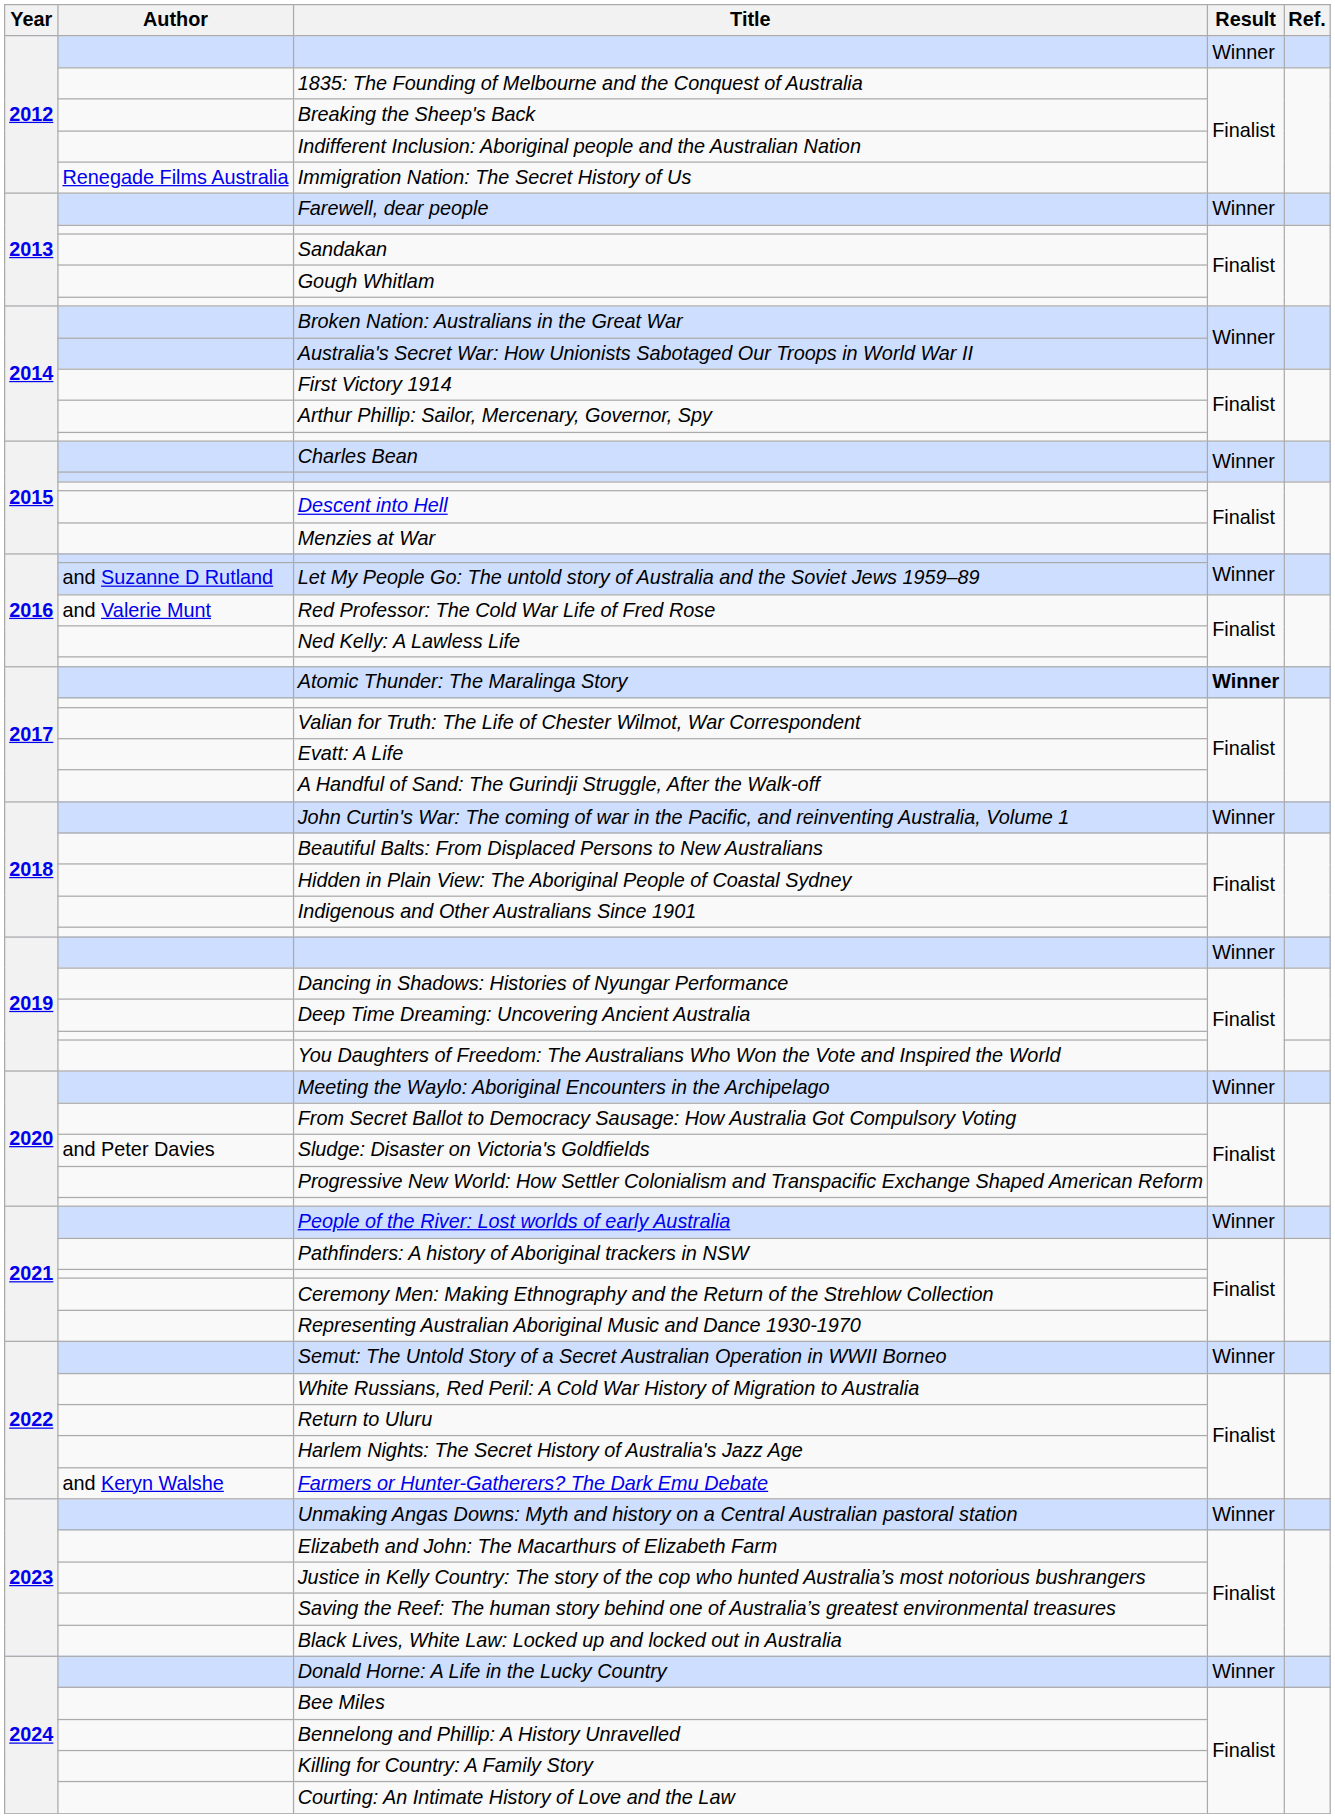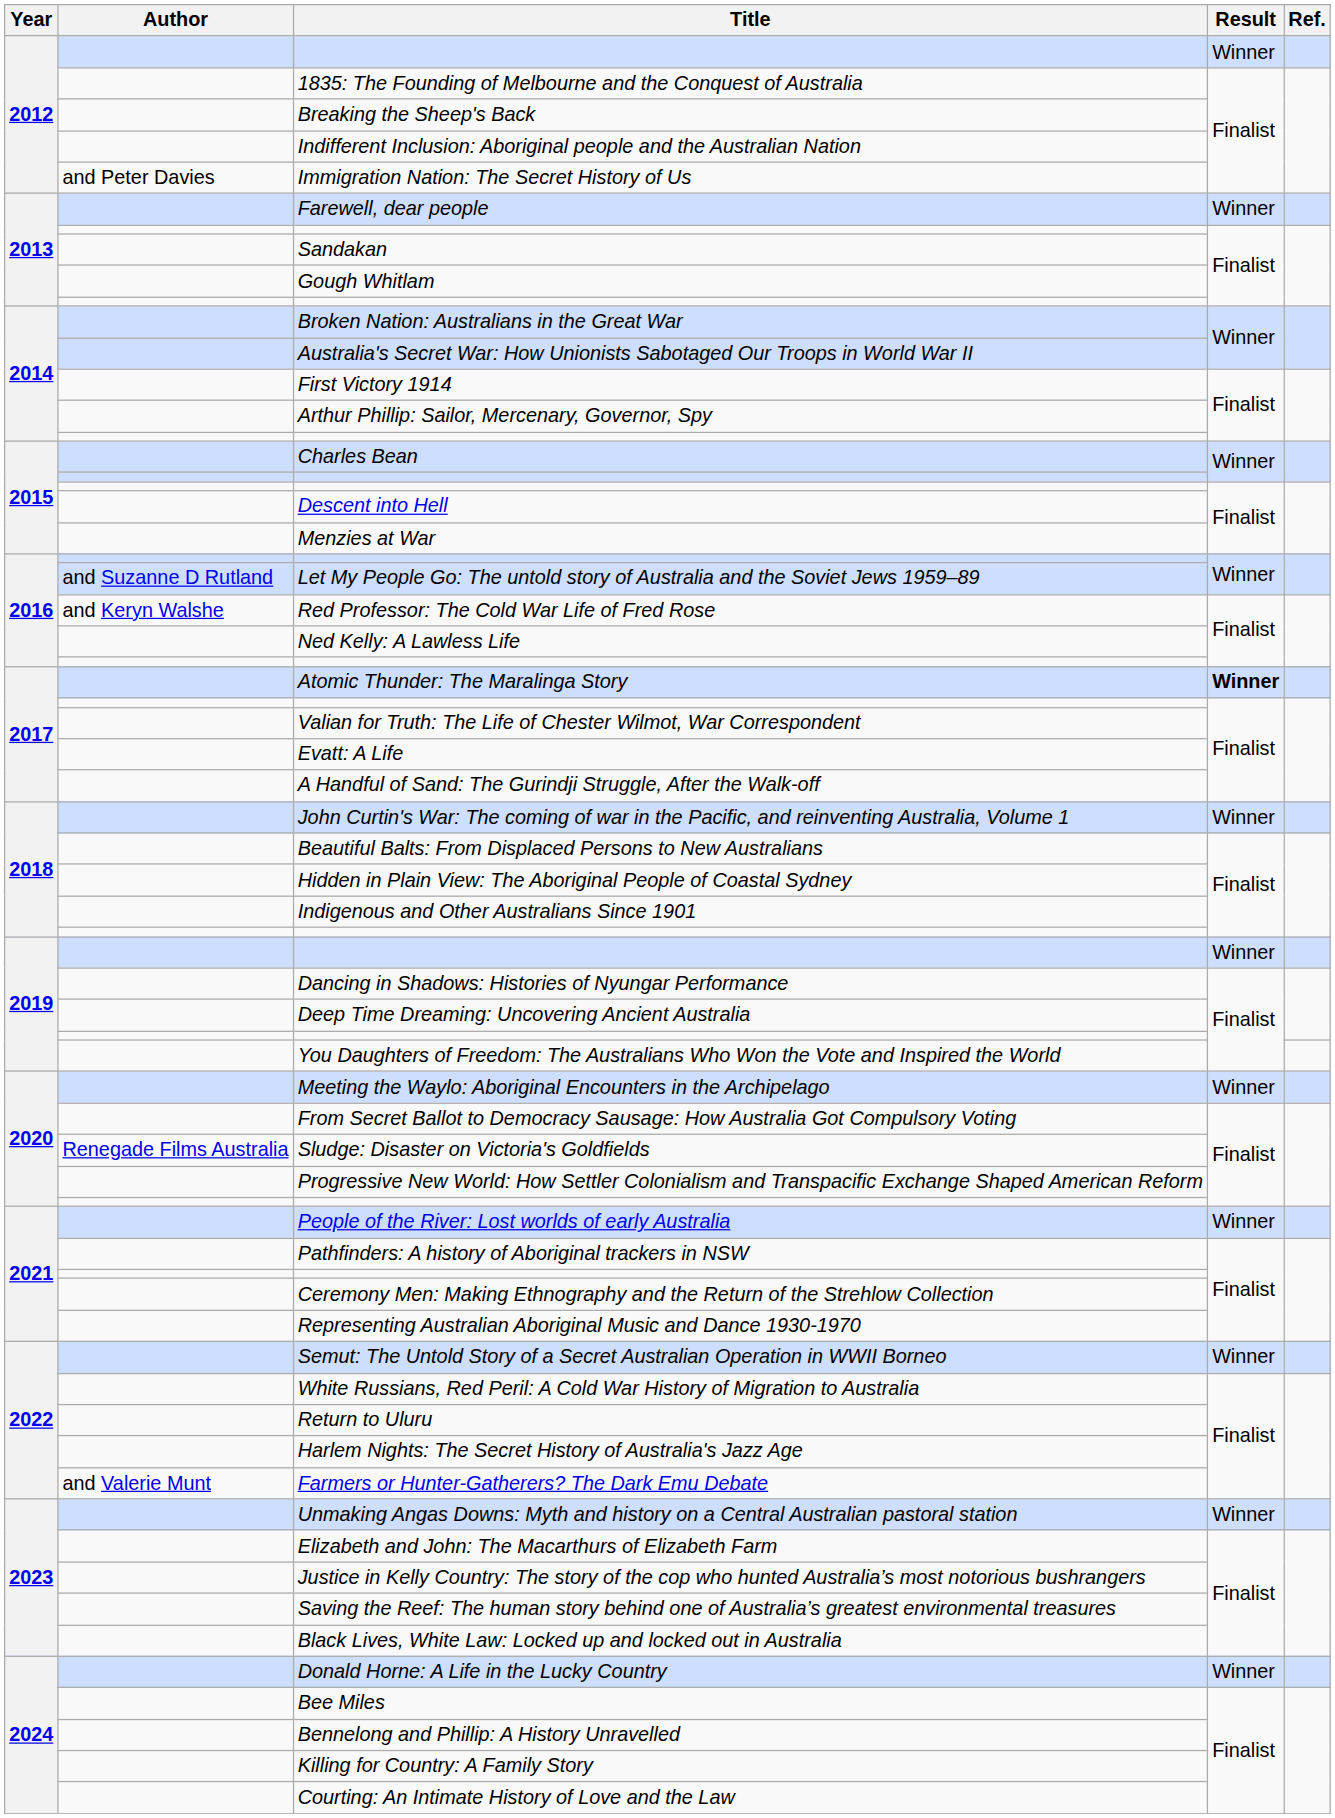(176, 177) Renegade Films Australia -> (139, 177) and Peter Davies
(137, 610) and Valerie Munt -> (143, 610) and Keryn Walshe
(139, 1150) and Peter Davies -> (176, 1150) Renegade Films Australia
(143, 1482) and Keryn Walshe -> (137, 1482) and Valerie Munt
